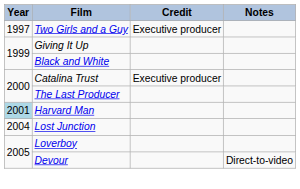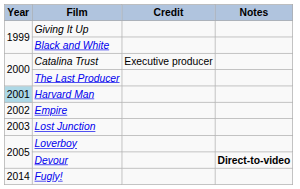- row: (81, 29)
+ row: (51, 111)
(18, 127) 2004 -> (18, 127) 2003
(259, 160) normal -> (254, 160) bold
+ row: (49, 176)
